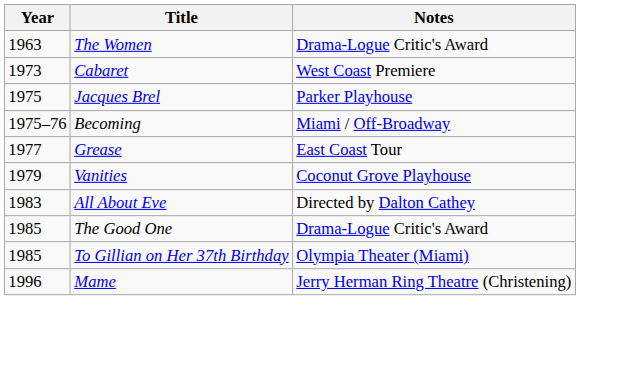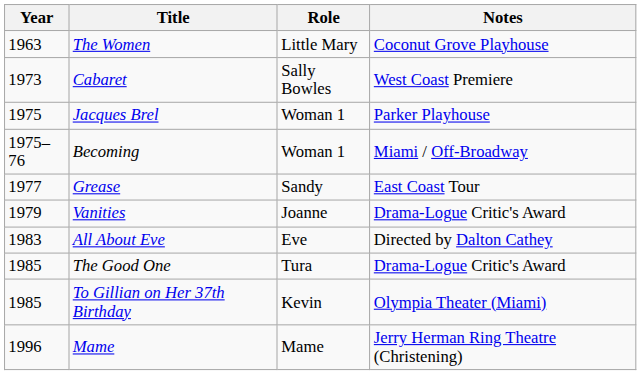+ column: (324, 17)
(392, 44) Drama-Logue Critic's Award -> (461, 44) Coconut Grove Playhouse
(384, 176) Coconut Grove Playhouse -> (470, 213) Drama-Logue Critic's Award
